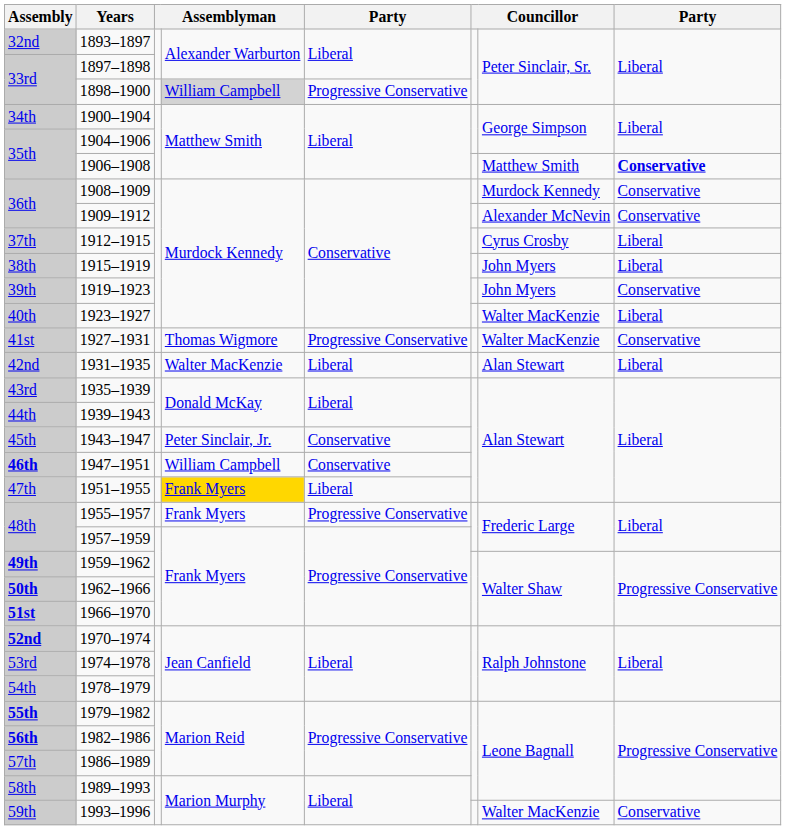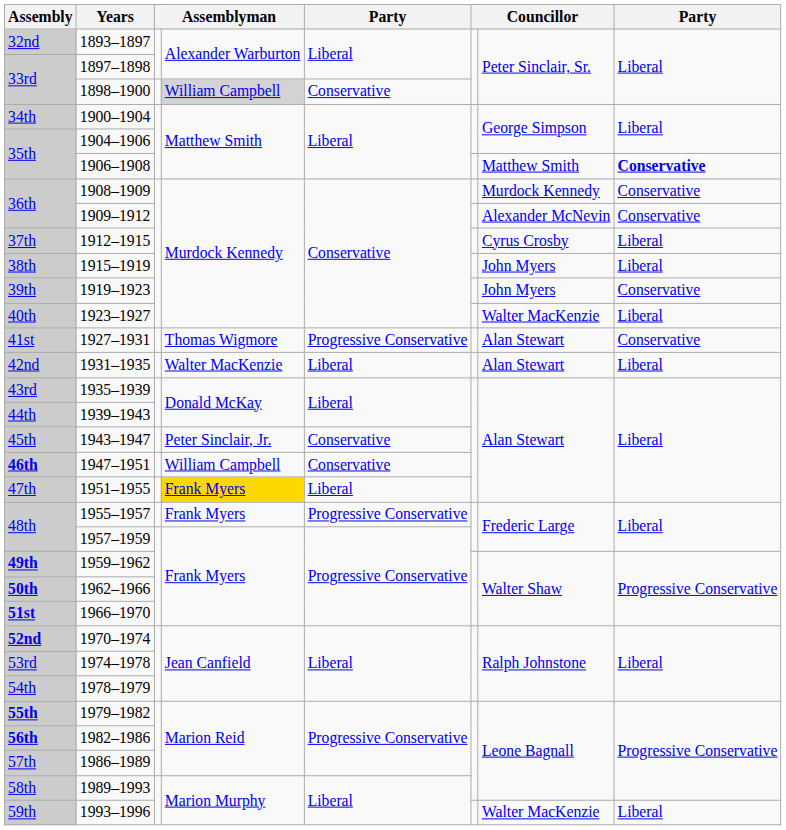(388, 91) Progressive Conservative -> (349, 91) Conservative
(541, 340) Walter MacKenzie -> (523, 340) Alan Stewart
(659, 812) Conservative -> (640, 812) Liberal
